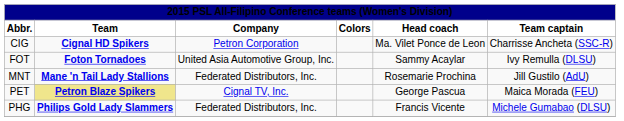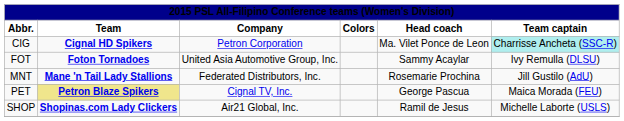(551, 44) no background -> (555, 44) paleturquoise background
- row: (20, 108)
+ row: (21, 108)
